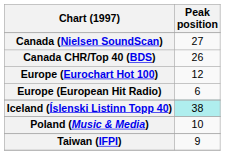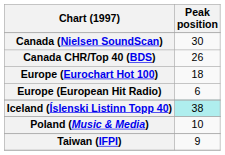(197, 41) 27 -> (197, 41) 30
(197, 74) 12 -> (197, 74) 18
